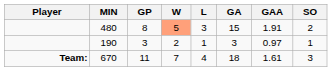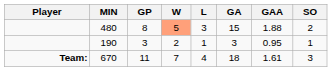(272, 27) 1.91 -> (272, 27) 1.88
(272, 43) 0.97 -> (272, 43) 0.95
